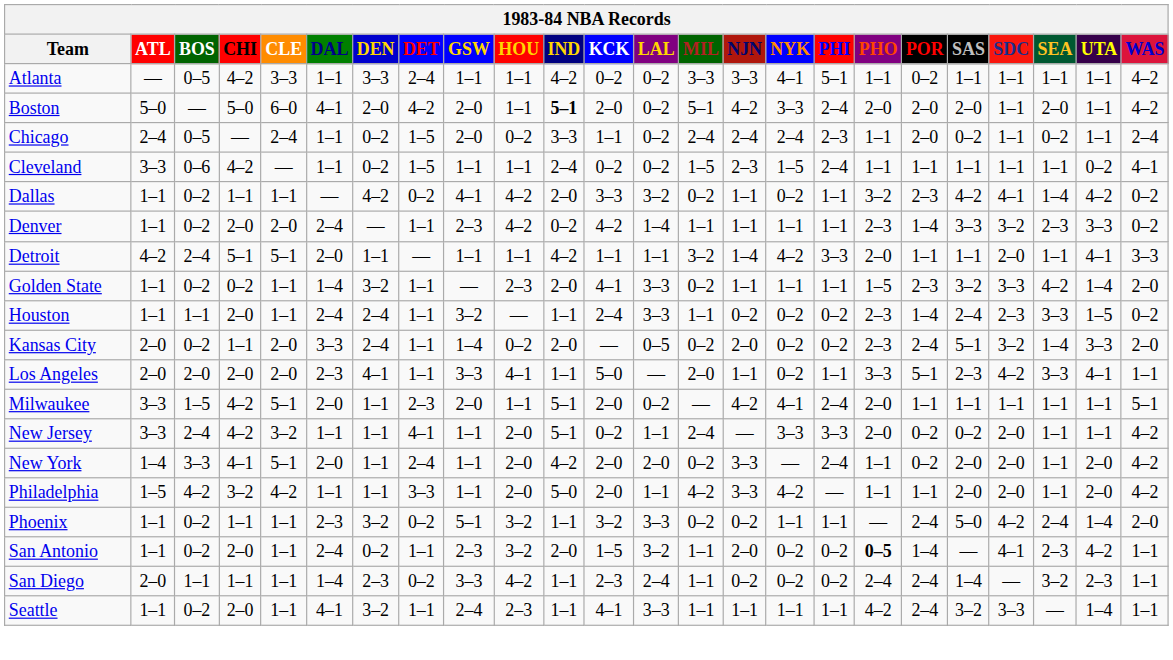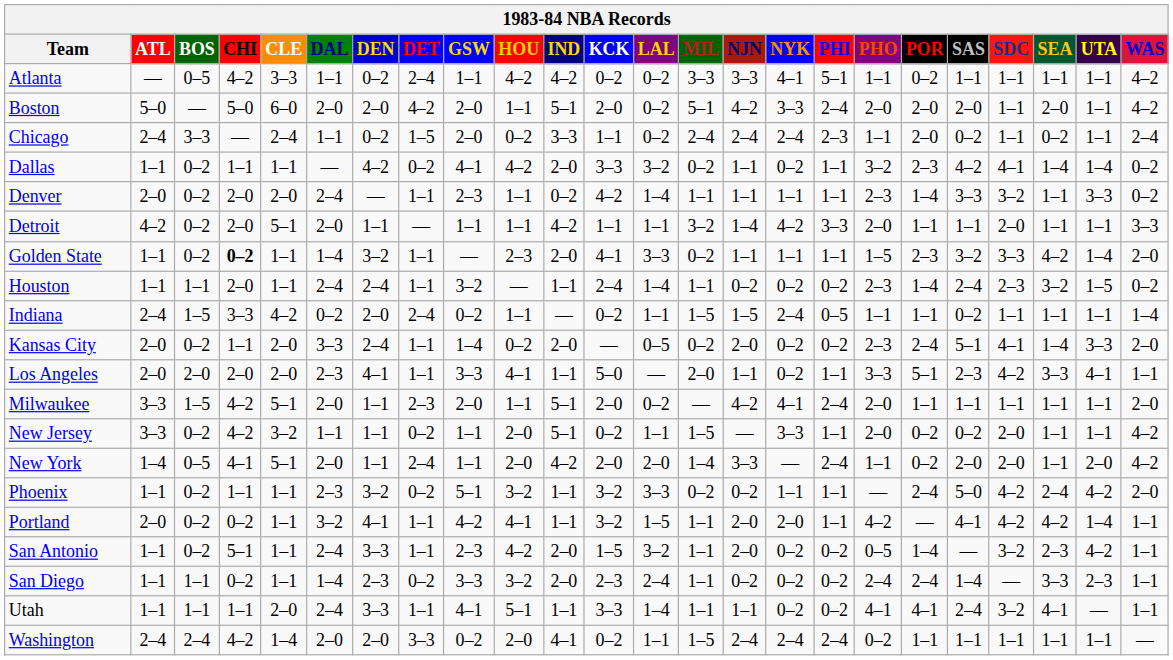(376, 78) 3–3 -> (376, 78) 0–2
(519, 78) 1–1 -> (519, 78) 4–2
(329, 108) 4–1 -> (329, 108) 2–0
(564, 108) bold -> (564, 108) normal
(197, 137) 0–5 -> (197, 137) 3–3
- row: (45, 167)
(1099, 196) 4–2 -> (1099, 167) 1–4
(153, 226) 1–1 -> (153, 196) 2–0
(519, 226) 4–2 -> (519, 196) 1–1
(1055, 226) 2–3 -> (1055, 196) 1–1
(197, 256) 2–4 -> (197, 226) 0–2
(240, 256) 5–1 -> (240, 226) 2–0
(1099, 256) 4–1 -> (1099, 226) 1–1
(240, 285) normal -> (240, 256) bold
(656, 315) 3–3 -> (656, 285) 1–4
(1055, 315) 3–3 -> (1055, 285) 3–2
+ row: (36, 315)
(1011, 344) 3–2 -> (1011, 344) 4–1
(1145, 403) 5–1 -> (1145, 403) 2–0
(197, 433) 2–4 -> (197, 433) 0–2
(421, 433) 4–1 -> (421, 433) 0–2
(701, 433) 2–4 -> (701, 433) 1–5
(834, 433) 3–3 -> (834, 433) 1–1
(197, 463) 3–3 -> (197, 463) 0–5
(701, 463) 0–2 -> (701, 463) 1–4
- row: (54, 492)
(1099, 522) 1–4 -> (1099, 492) 4–2
+ row: (39, 522)
(240, 551) 2–0 -> (240, 551) 5–1
(376, 551) 0–2 -> (376, 551) 3–3
(519, 551) 3–2 -> (519, 551) 4–2
(878, 551) bold -> (878, 551) normal
(1011, 551) 4–1 -> (1011, 551) 3–2
(153, 581) 2–0 -> (153, 581) 1–1
(240, 581) 1–1 -> (240, 581) 0–2
(519, 581) 4–2 -> (519, 581) 3–2
(564, 581) 1–1 -> (564, 581) 2–0
(1055, 581) 3–2 -> (1055, 581) 3–3
- row: (33, 610)
+ row: (26, 610)
+ row: (51, 640)
